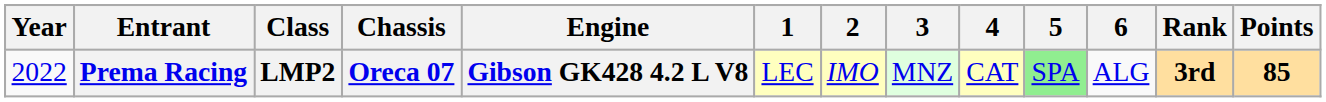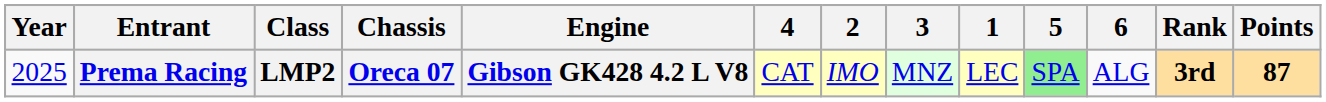columns swapped: (788, 26) <-> (992, 26)
(39, 72) 2022 -> (39, 72) 2025
(1277, 72) 85 -> (1277, 72) 87
